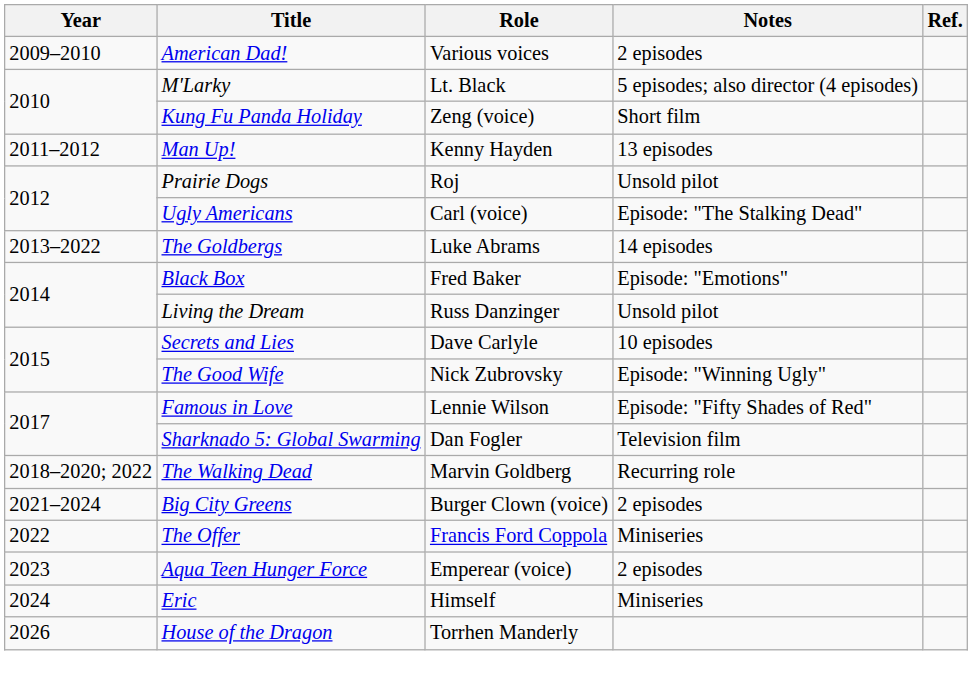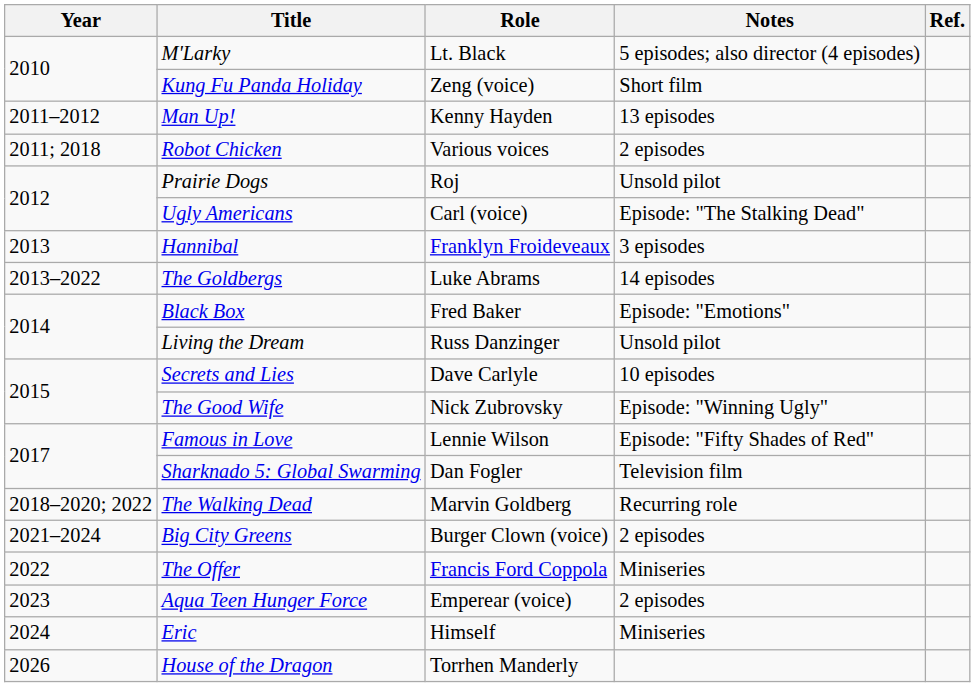- row: (224, 52)
+ row: (222, 149)
+ row: (200, 246)
